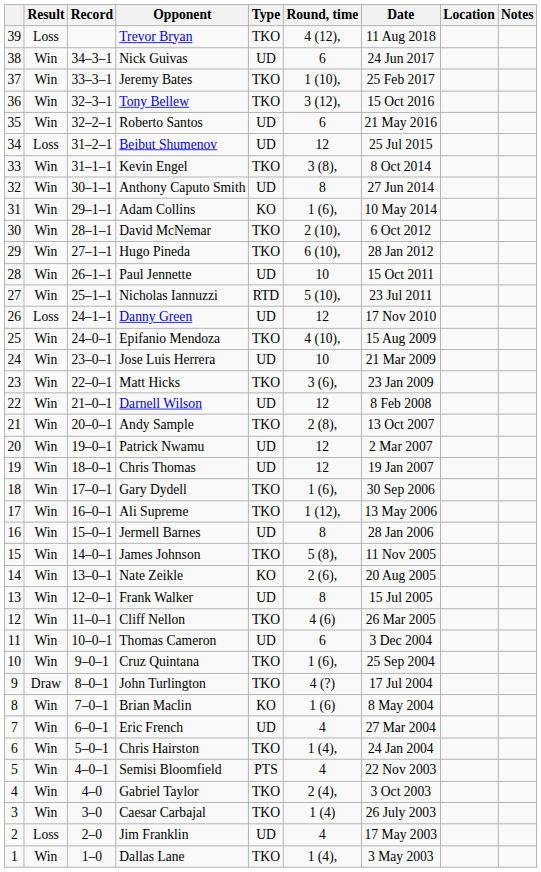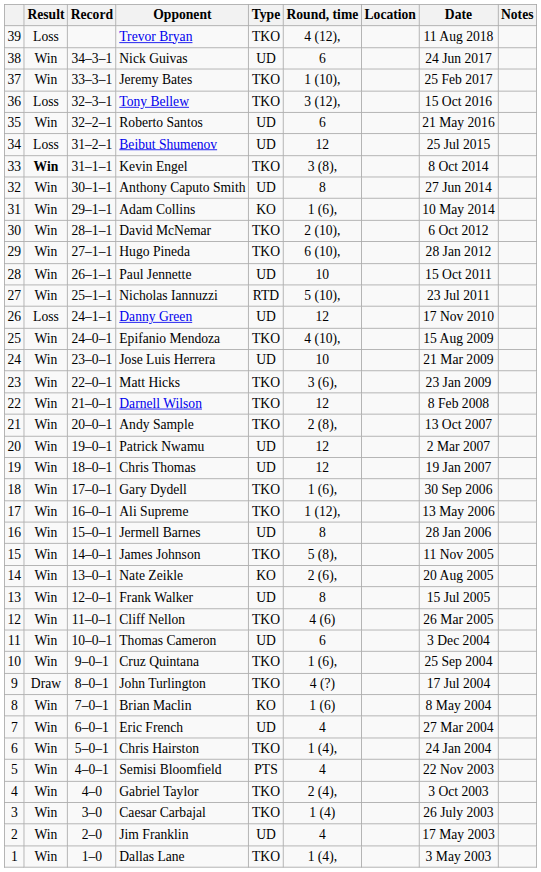columns swapped: (401, 15) <-> (469, 15)
(46, 101) Win -> (46, 101) Loss
(46, 166) normal -> (46, 166) bold
(266, 403) UD -> (266, 403) TKO
(46, 834) Loss -> (46, 834) Win
